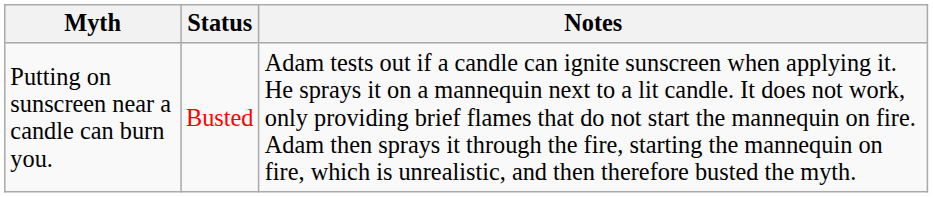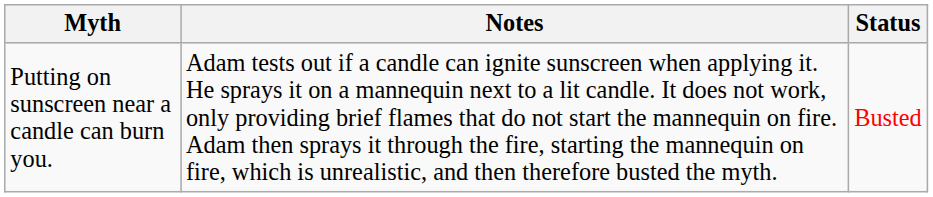columns swapped: (220, 23) <-> (593, 23)
